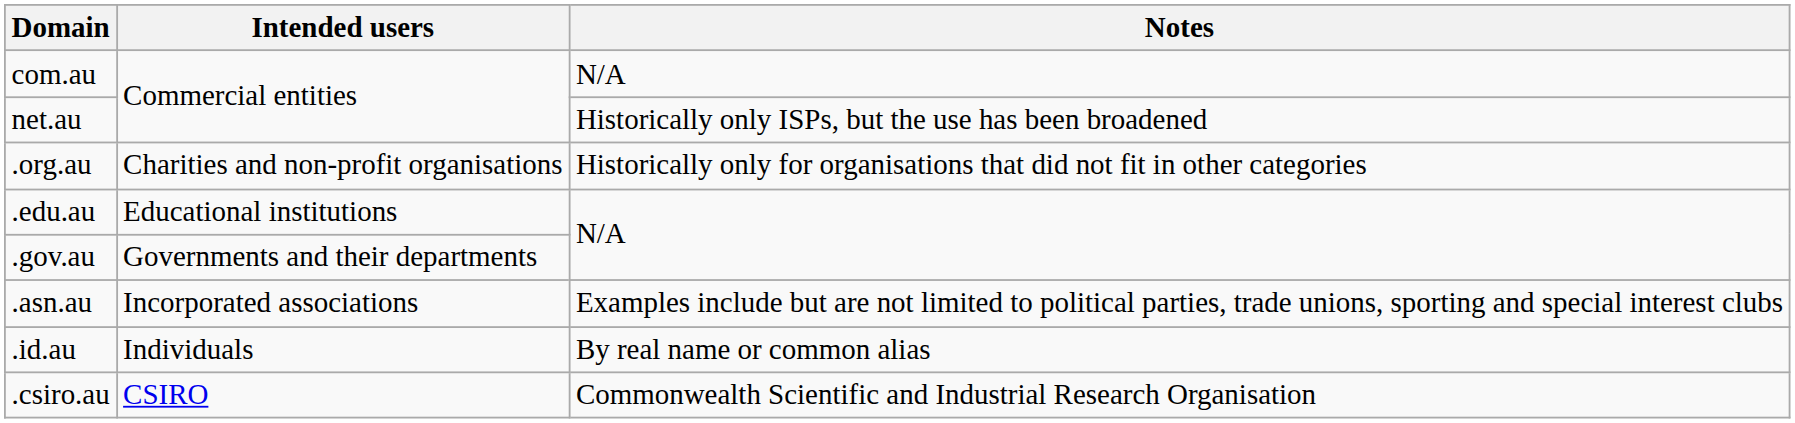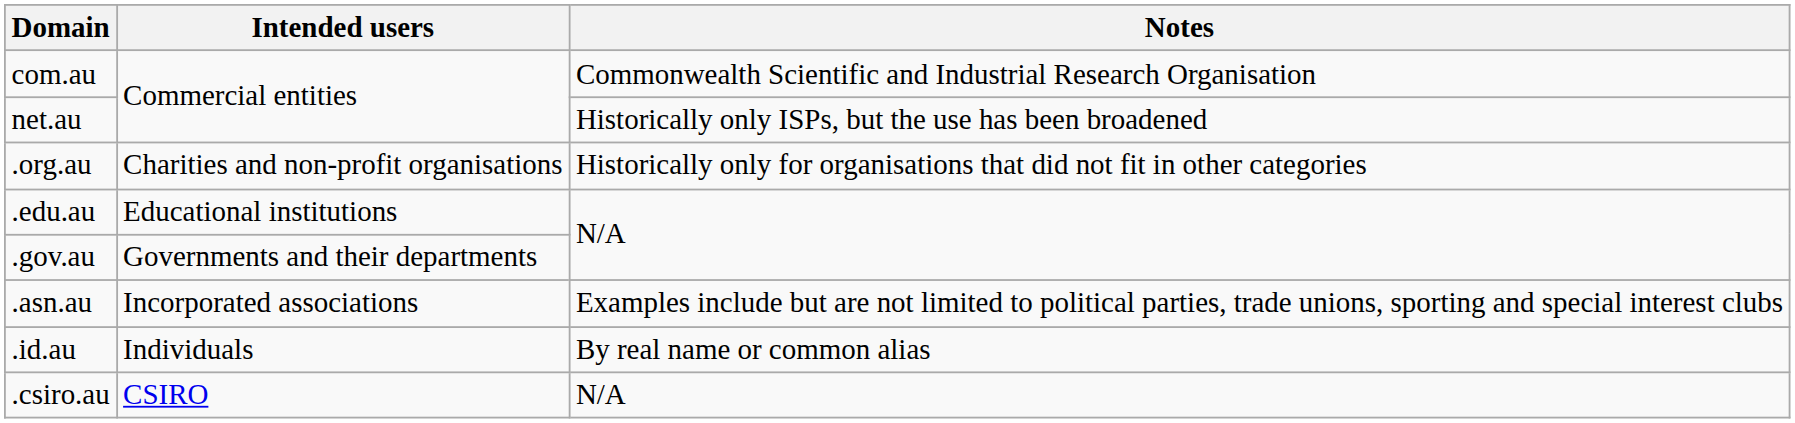(601, 73) N/A -> (946, 73) Commonwealth Scientific and Industrial Research Organisation
(946, 394) Commonwealth Scientific and Industrial Research Organisation -> (601, 394) N/A
